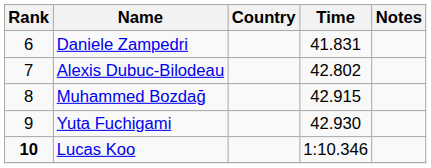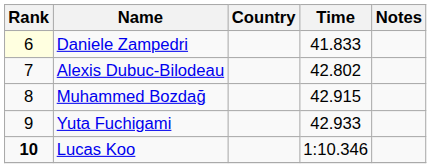(29, 44) no background -> (29, 44) lightyellow background
(336, 44) 41.831 -> (336, 44) 41.833
(336, 123) 42.930 -> (336, 123) 42.933
